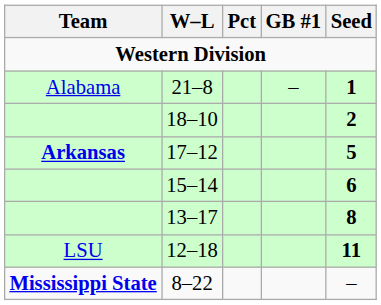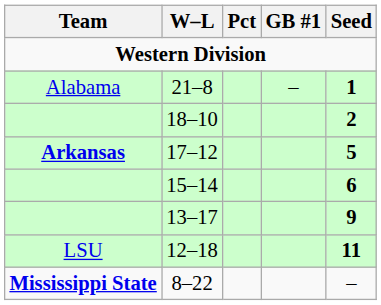(351, 217) 8 -> (351, 217) 9
